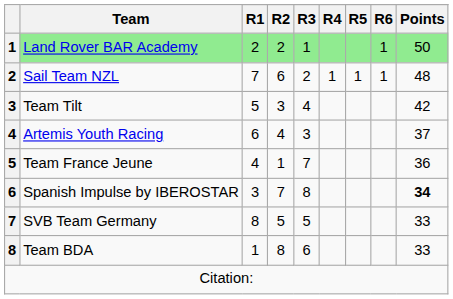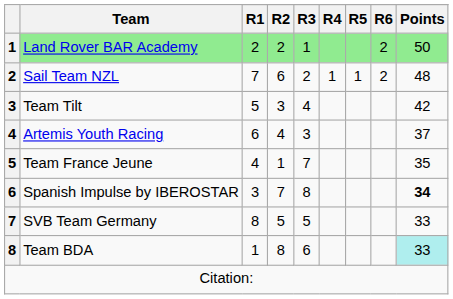(384, 48) 1 -> (384, 48) 2
(384, 77) 1 -> (384, 77) 2
(422, 163) 36 -> (422, 163) 35
(422, 250) no background -> (422, 250) paleturquoise background
